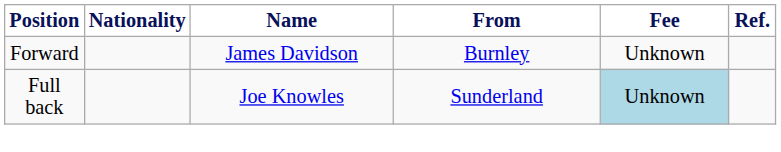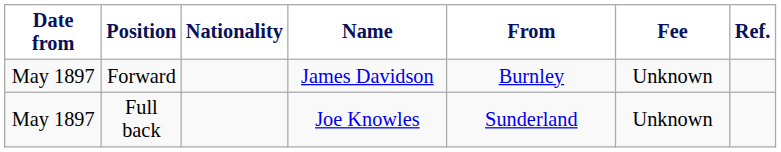+ column: (53, 32)
(665, 96) lightblue background -> (673, 119) no background
